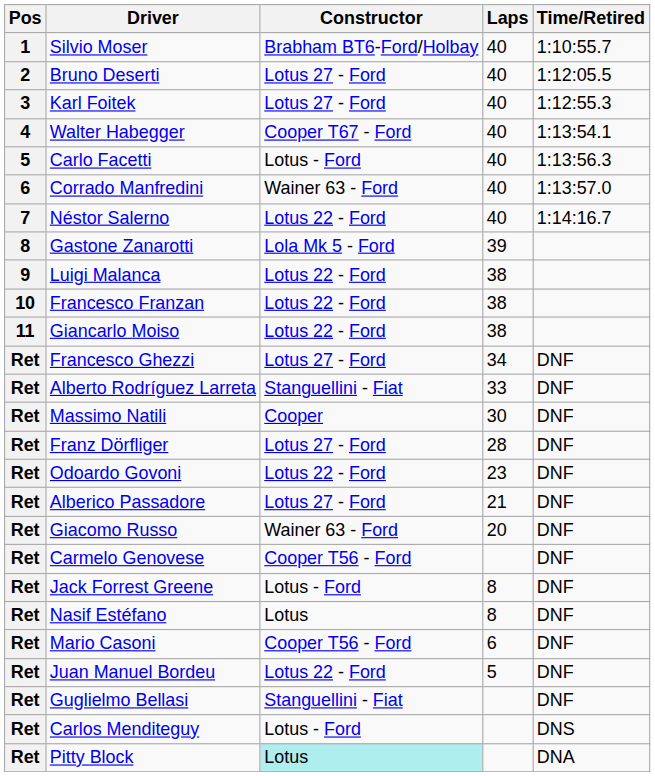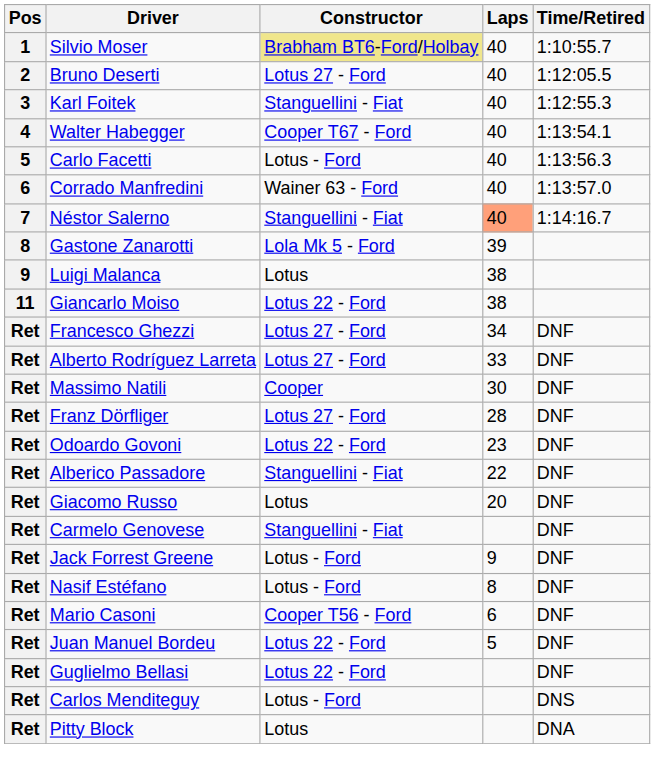(371, 47) no background -> (371, 47) khaki background
(325, 103) Lotus 27 - Ford -> (334, 103) Stanguellini - Fiat
(325, 217) Lotus 22 - Ford -> (334, 217) Stanguellini - Fiat
(497, 217) no background -> (497, 217) lightsalmon background
(325, 274) Lotus 22 - Ford -> (286, 274) Lotus
- row: (127, 302)
(334, 388) Stanguellini - Fiat -> (325, 359) Lotus 27 - Ford
(325, 501) Lotus 27 - Ford -> (334, 473) Stanguellini - Fiat
(497, 501) 21 -> (497, 473) 22
(331, 530) Wainer 63 - Ford -> (286, 501) Lotus
(338, 558) Cooper T56 - Ford -> (334, 530) Stanguellini - Fiat
(492, 587) 8 -> (492, 558) 9
(286, 615) Lotus -> (313, 587) Lotus - Ford
(334, 700) Stanguellini - Fiat -> (325, 672) Lotus 22 - Ford
(286, 757) paleturquoise background -> (286, 729) no background
